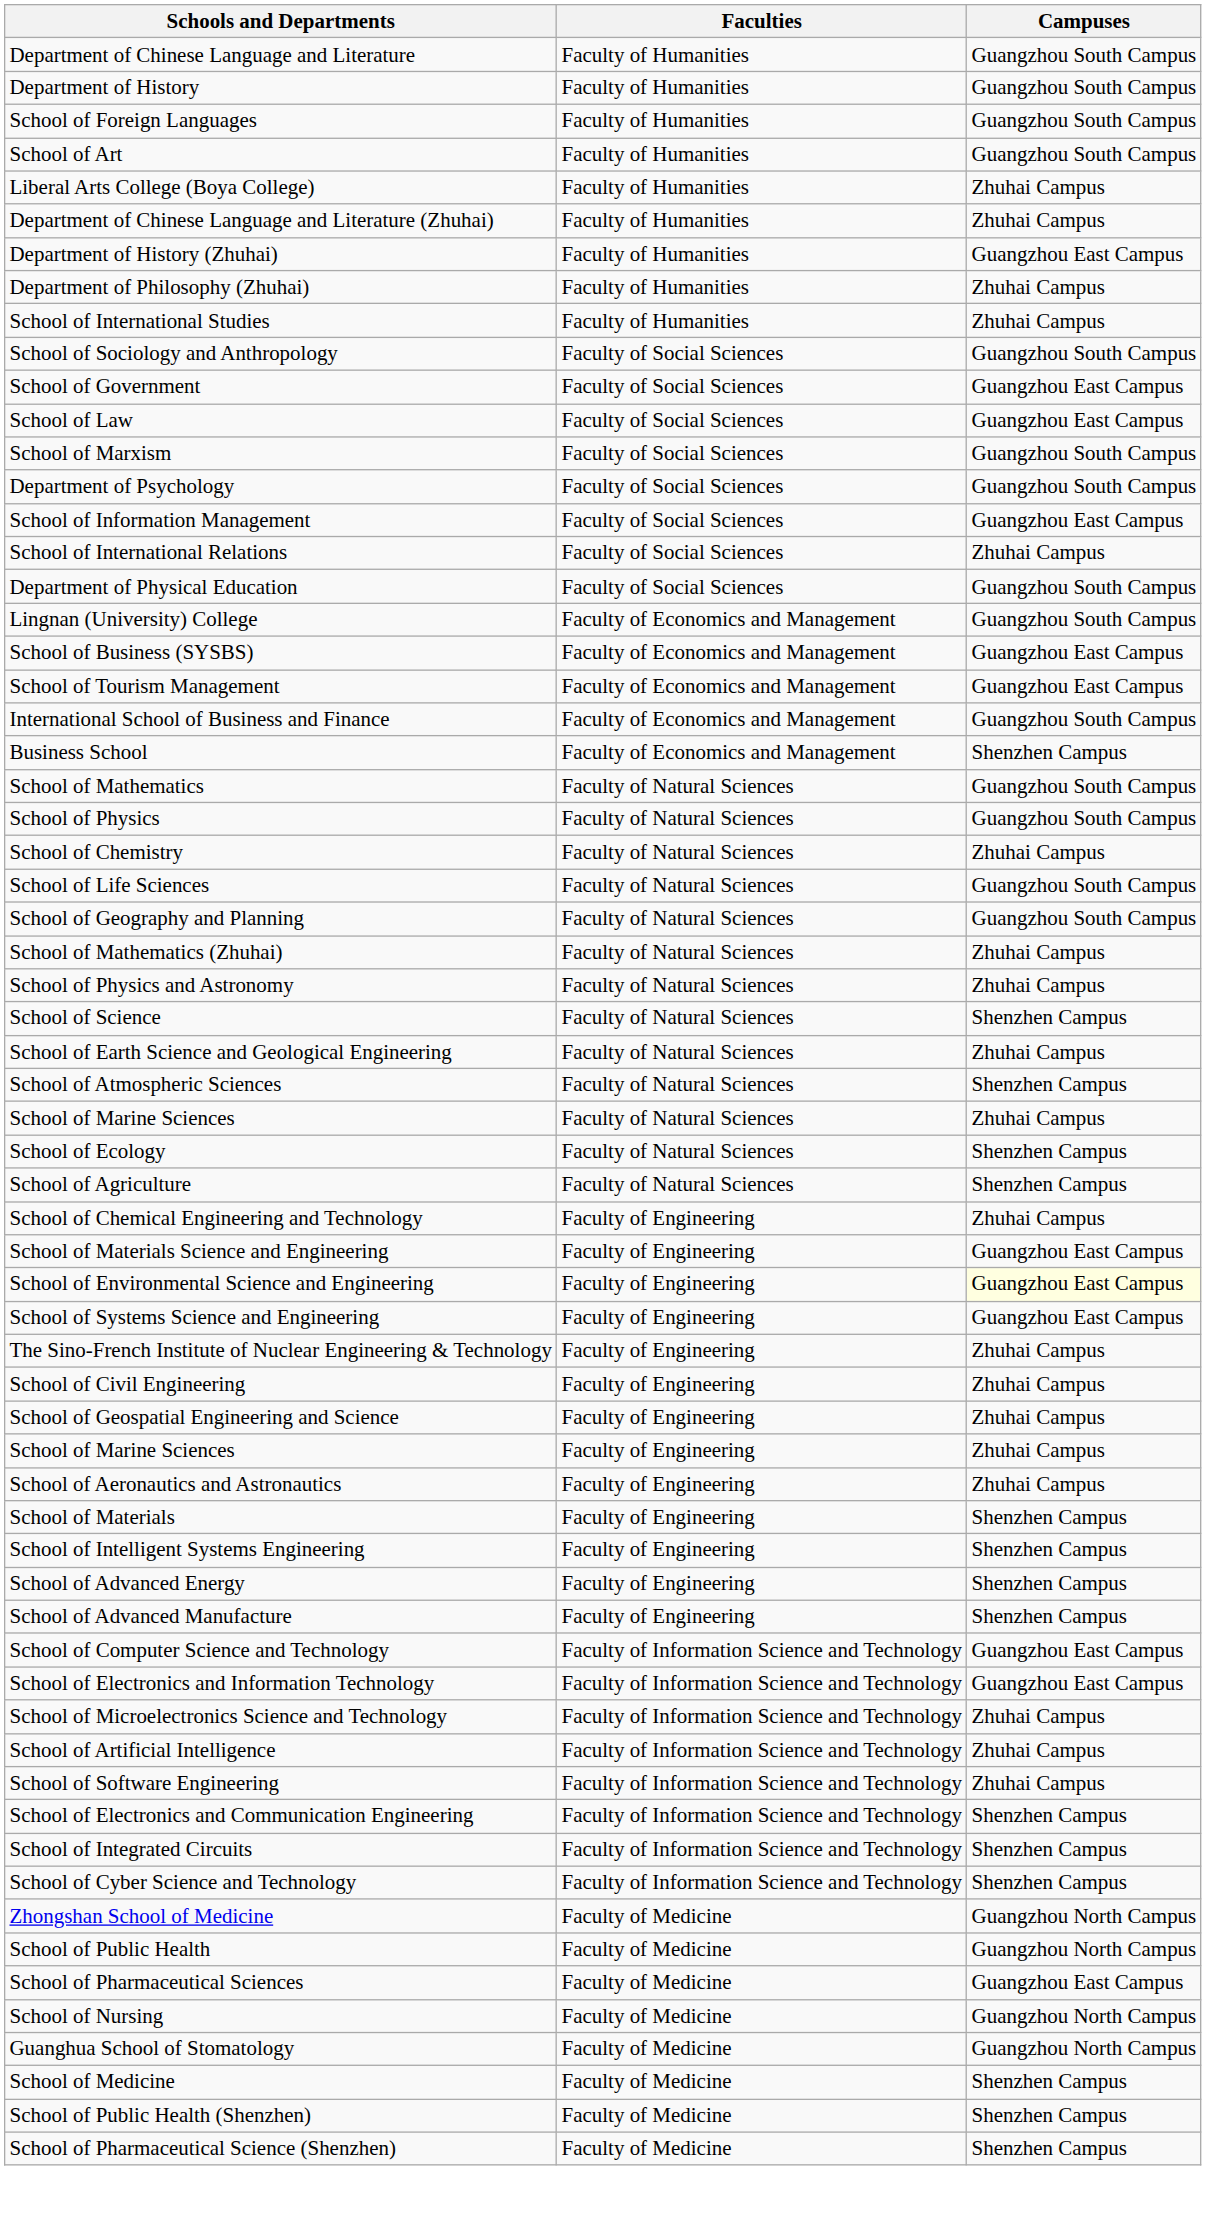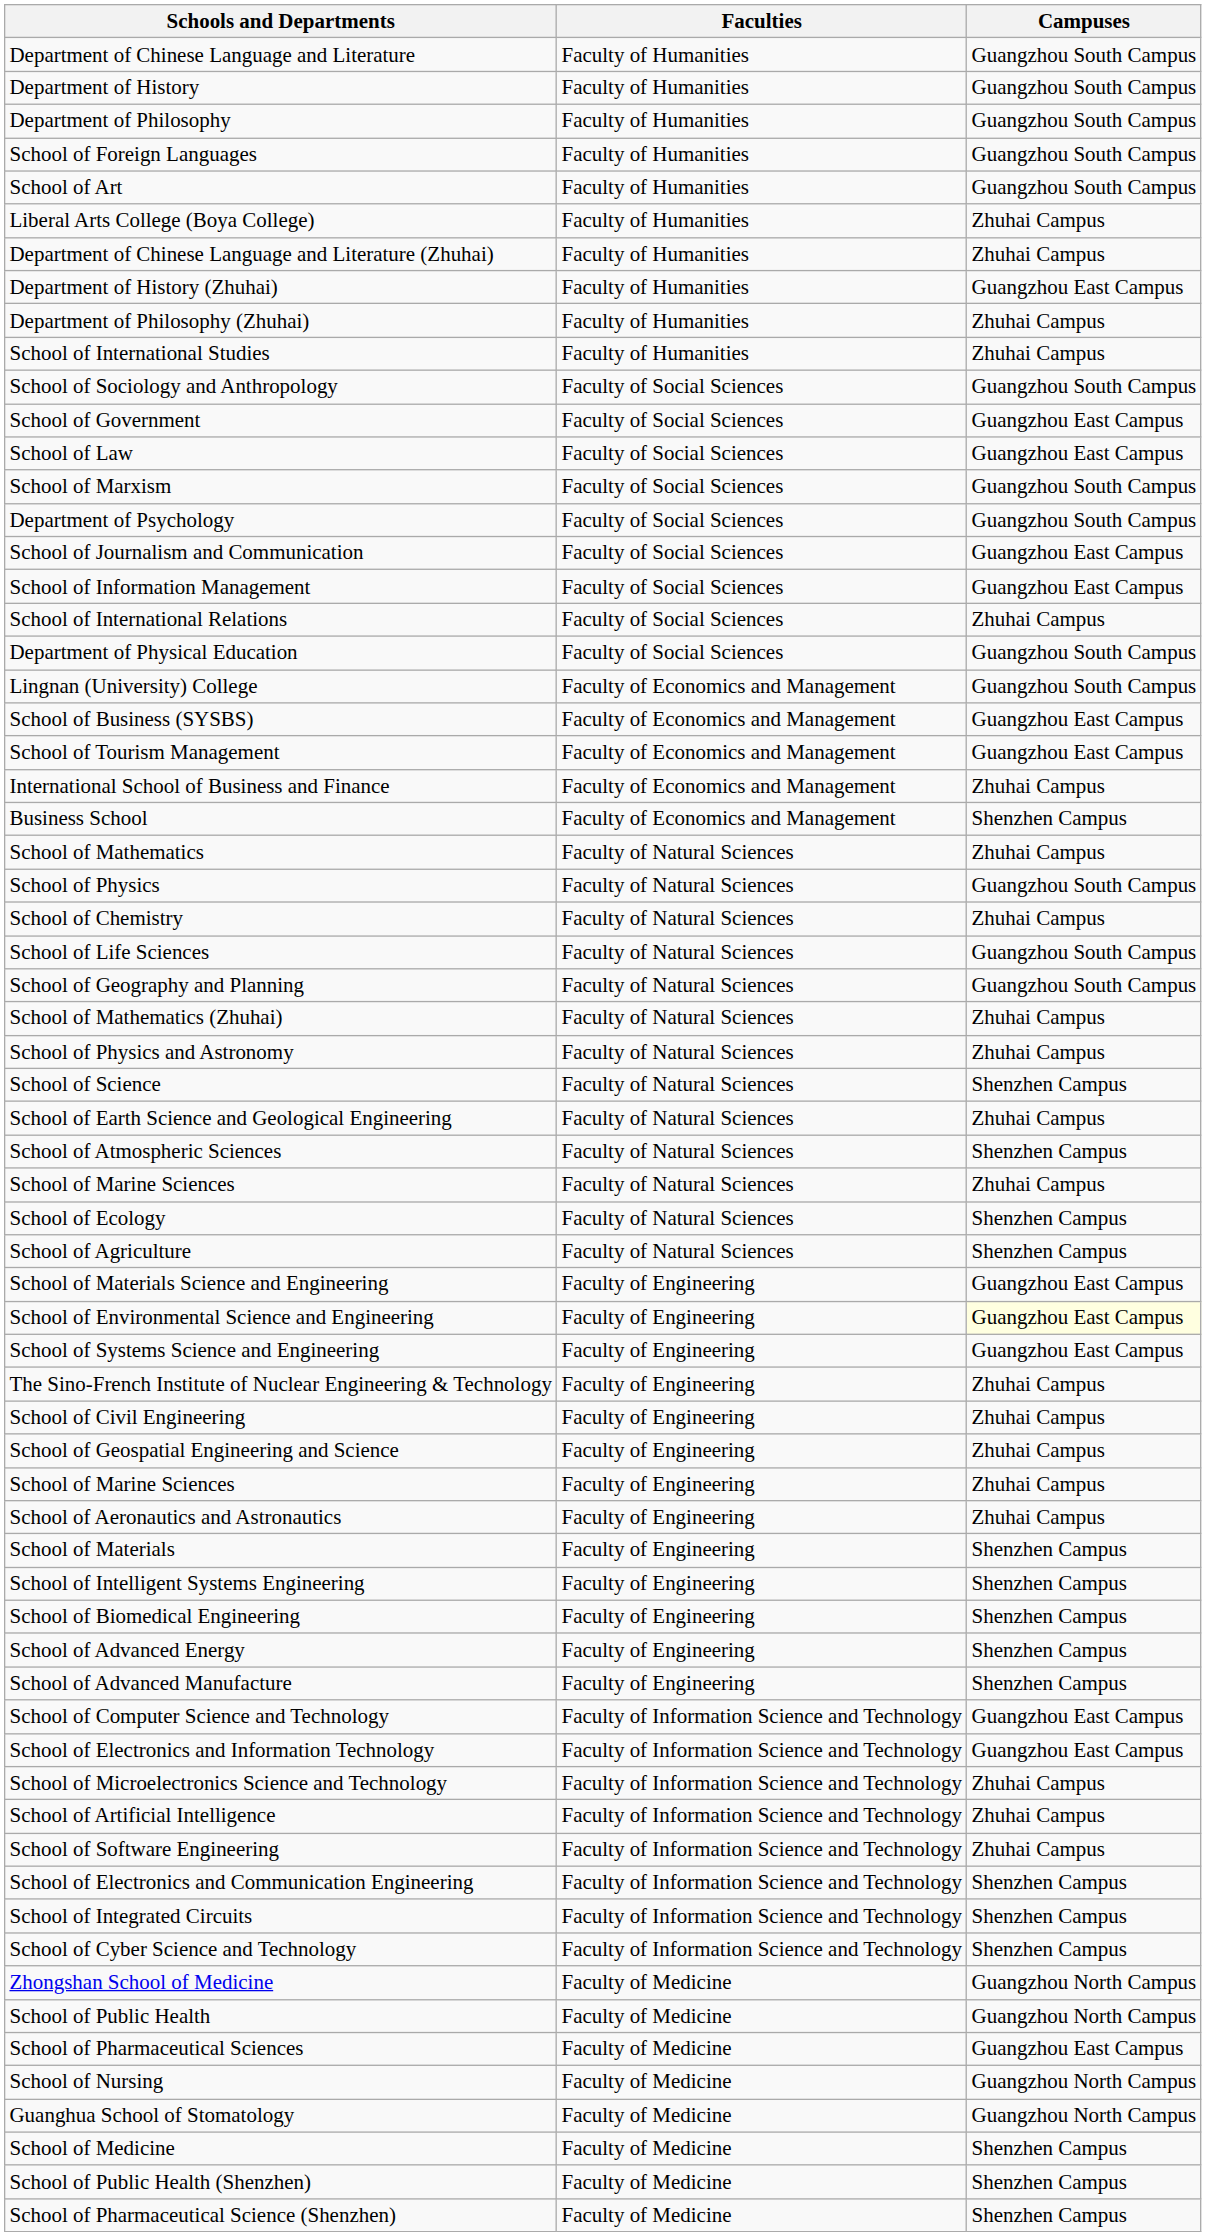+ row: (120, 120)
+ row: (186, 552)
(1084, 719) Guangzhou South Campus -> (1038, 785) Zhuhai Campus
(1084, 785) Guangzhou South Campus -> (1038, 852) Zhuhai Campus
- row: (216, 1217)
+ row: (155, 1616)
